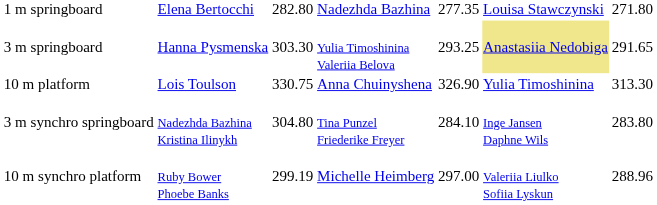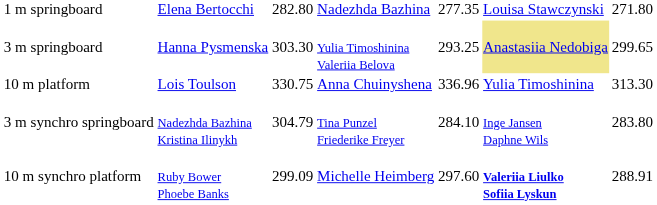(632, 46) 291.65 -> (632, 46) 299.65
(459, 84) 326.90 -> (459, 84) 336.96
(293, 122) 304.80 -> (293, 122) 304.79
(293, 176) 299.19 -> (293, 176) 299.09
(459, 176) 297.00 -> (459, 176) 297.60
(521, 186) normal -> (523, 185) bold
(632, 176) 288.96 -> (632, 176) 288.91
